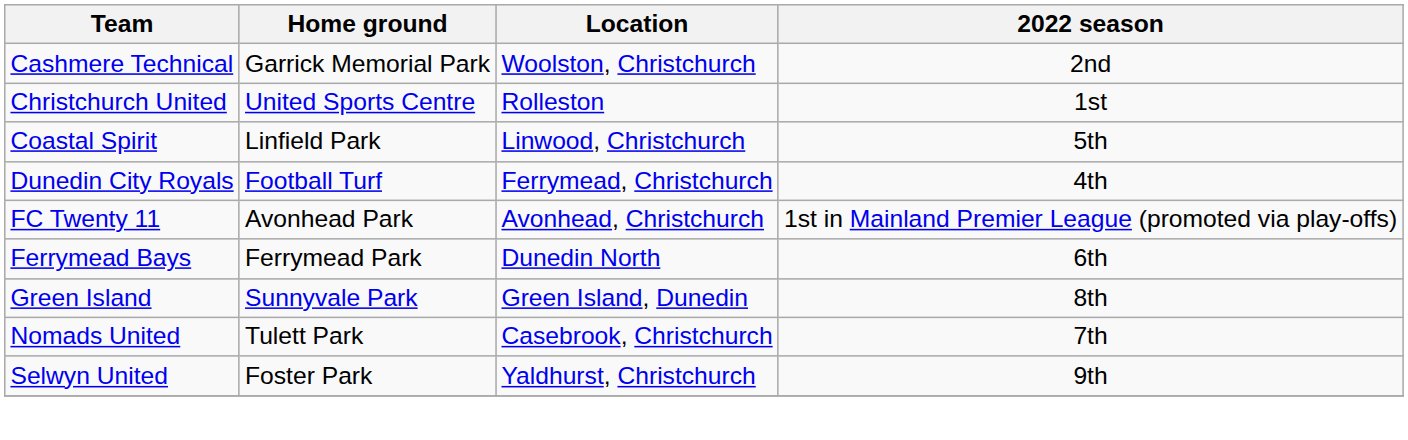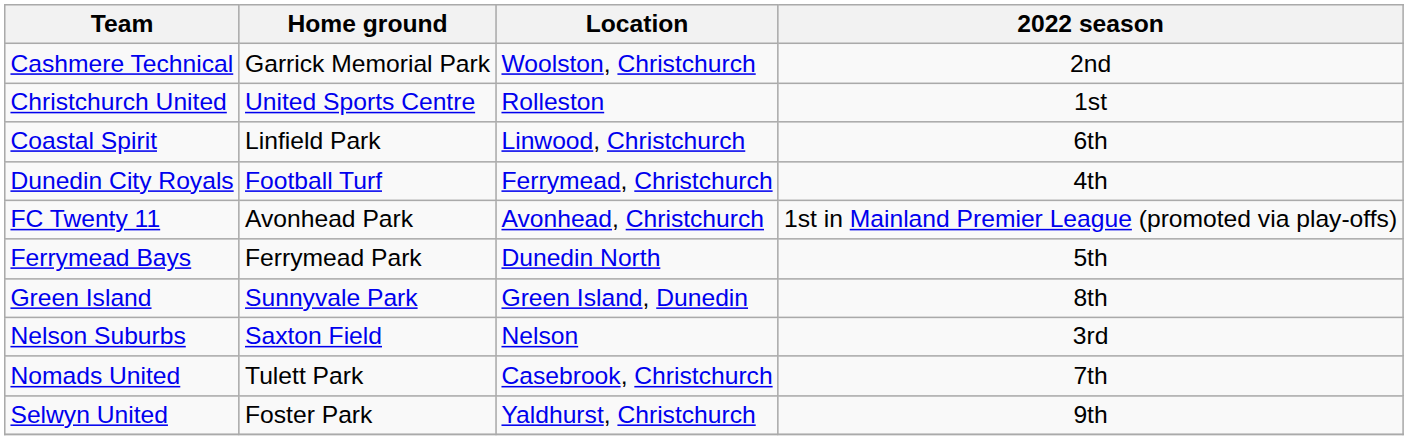(1091, 141) 5th -> (1091, 141) 6th
(1091, 258) 6th -> (1091, 258) 5th
+ row: (98, 336)
